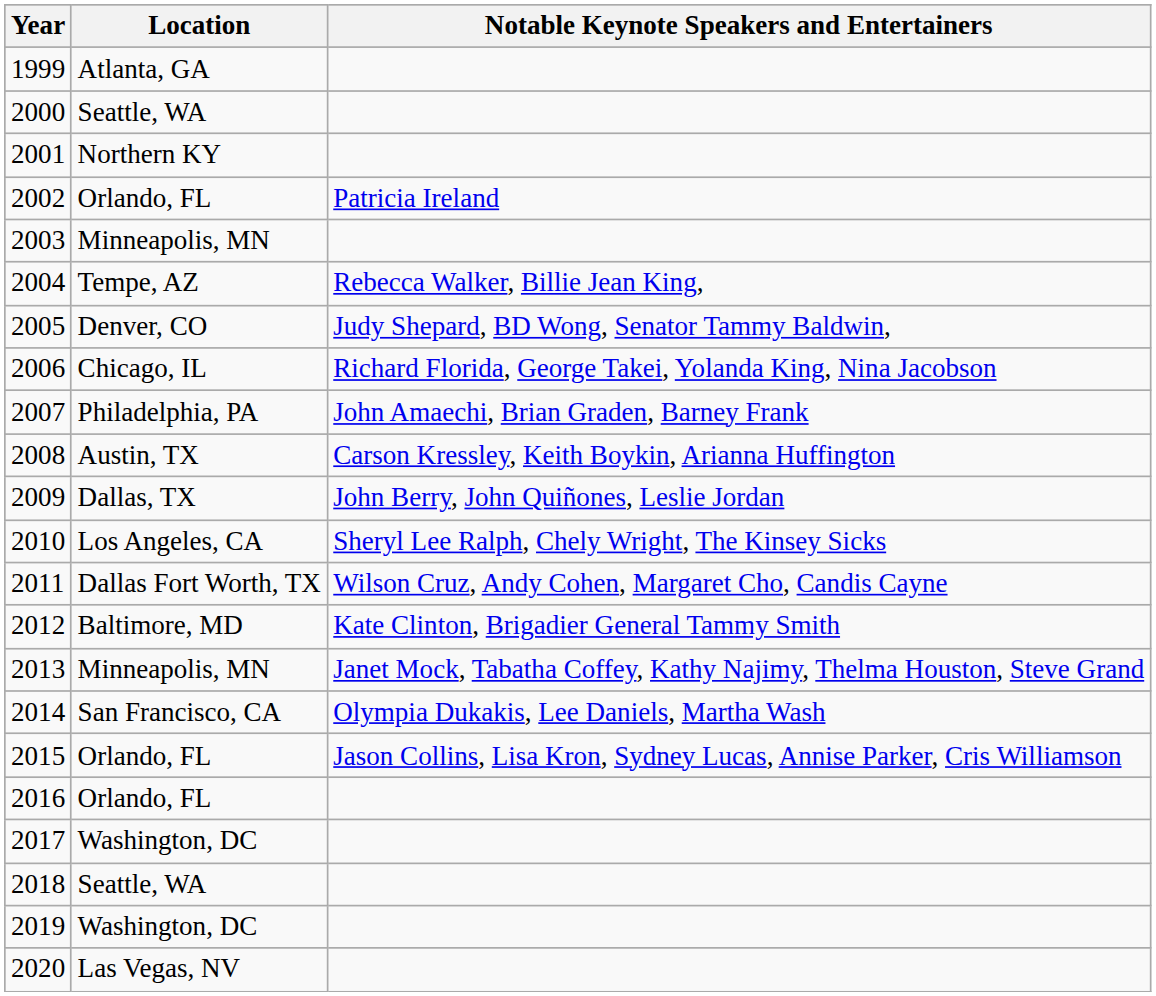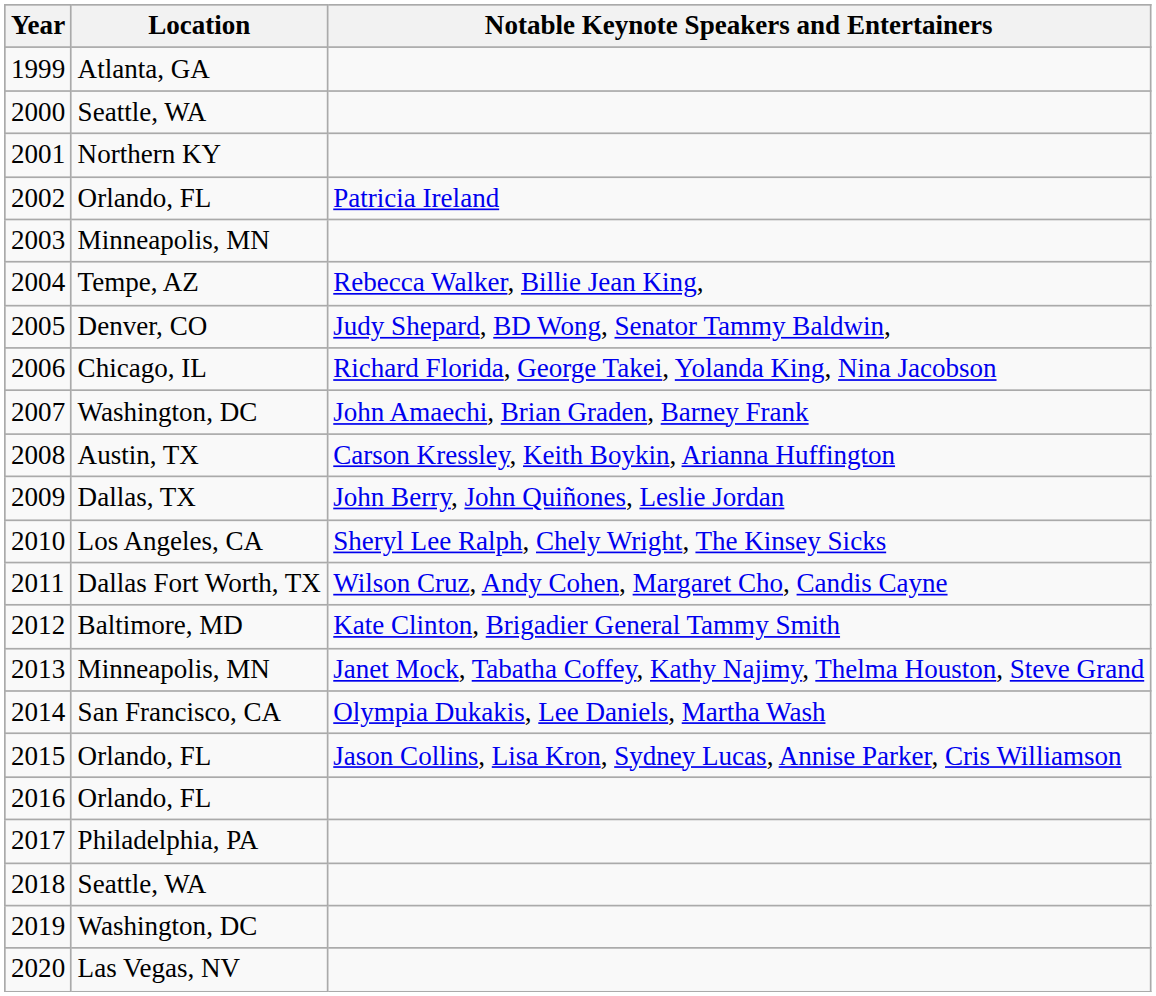(168, 411) Philadelphia, PA -> (167, 411) Washington, DC
(167, 840) Washington, DC -> (168, 840) Philadelphia, PA
